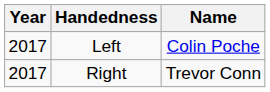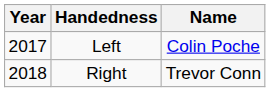(28, 73) 2017 -> (28, 73) 2018
